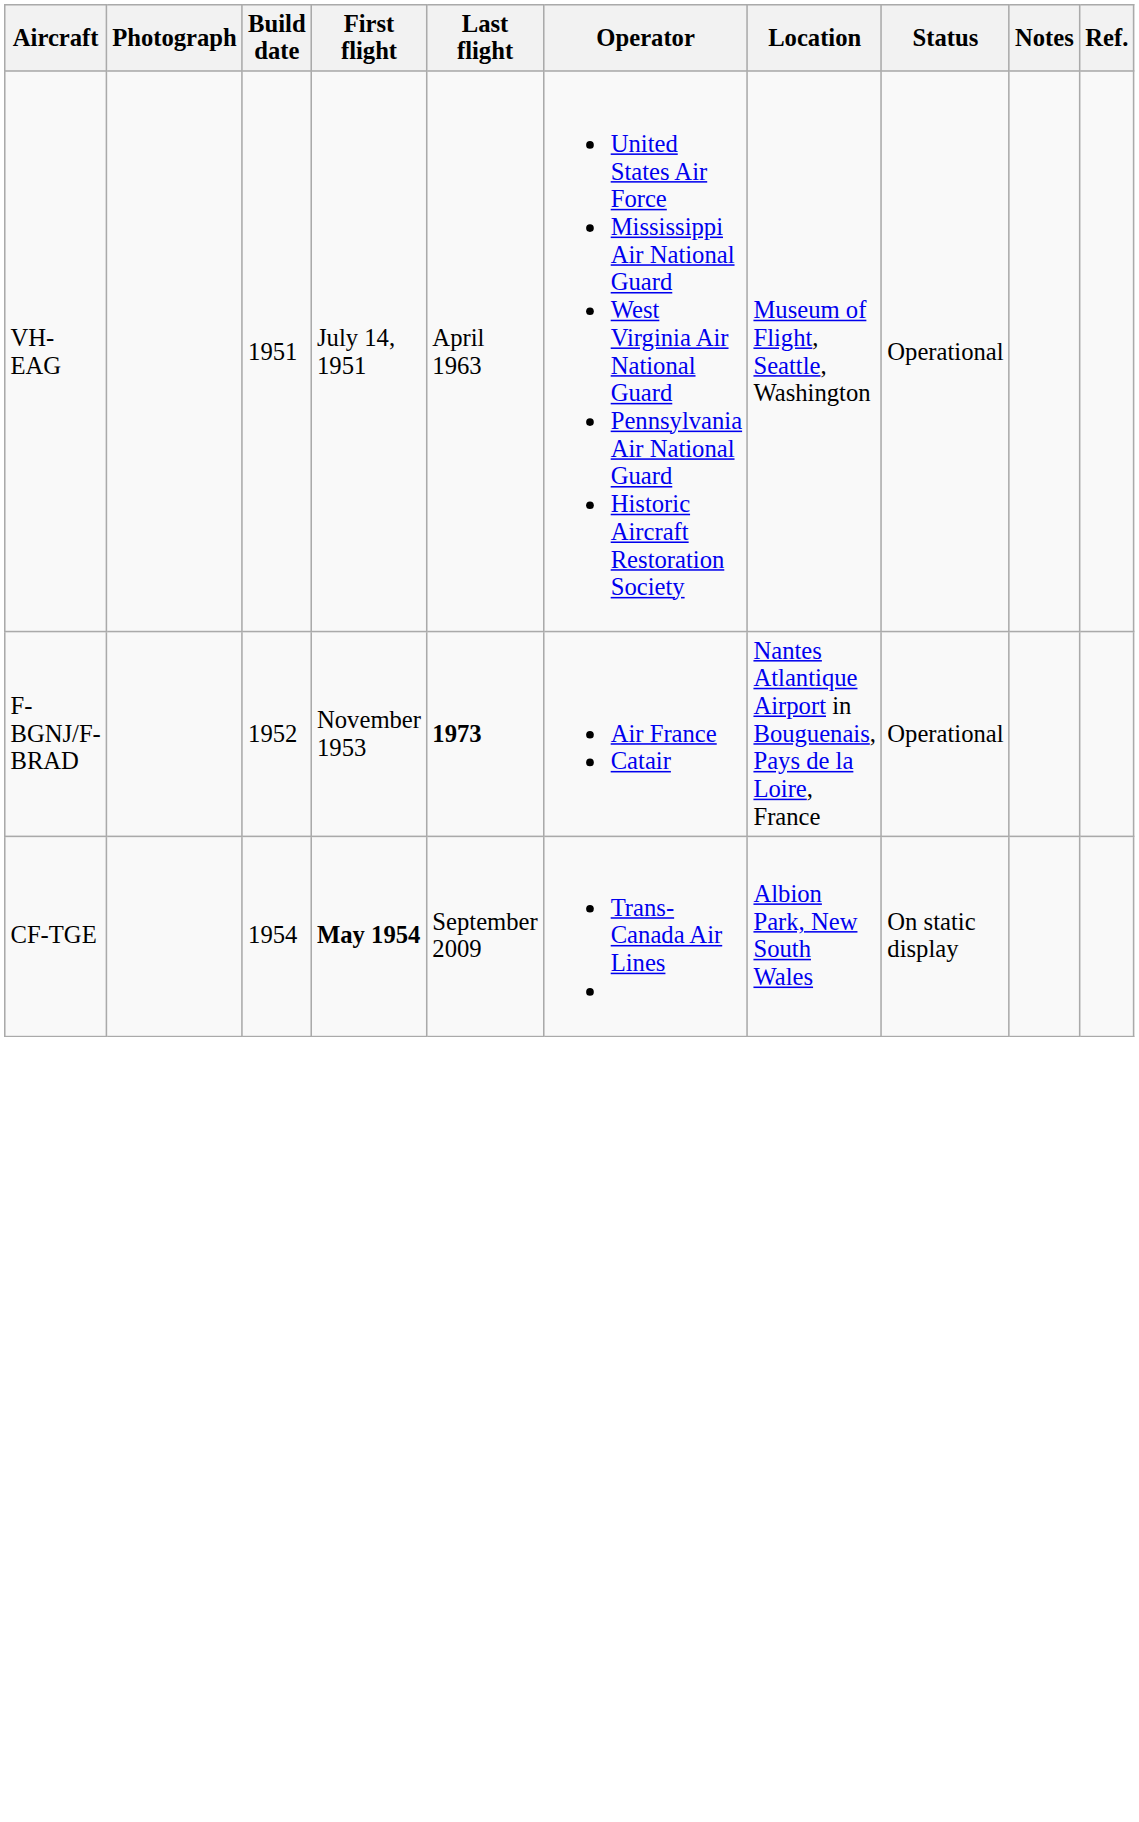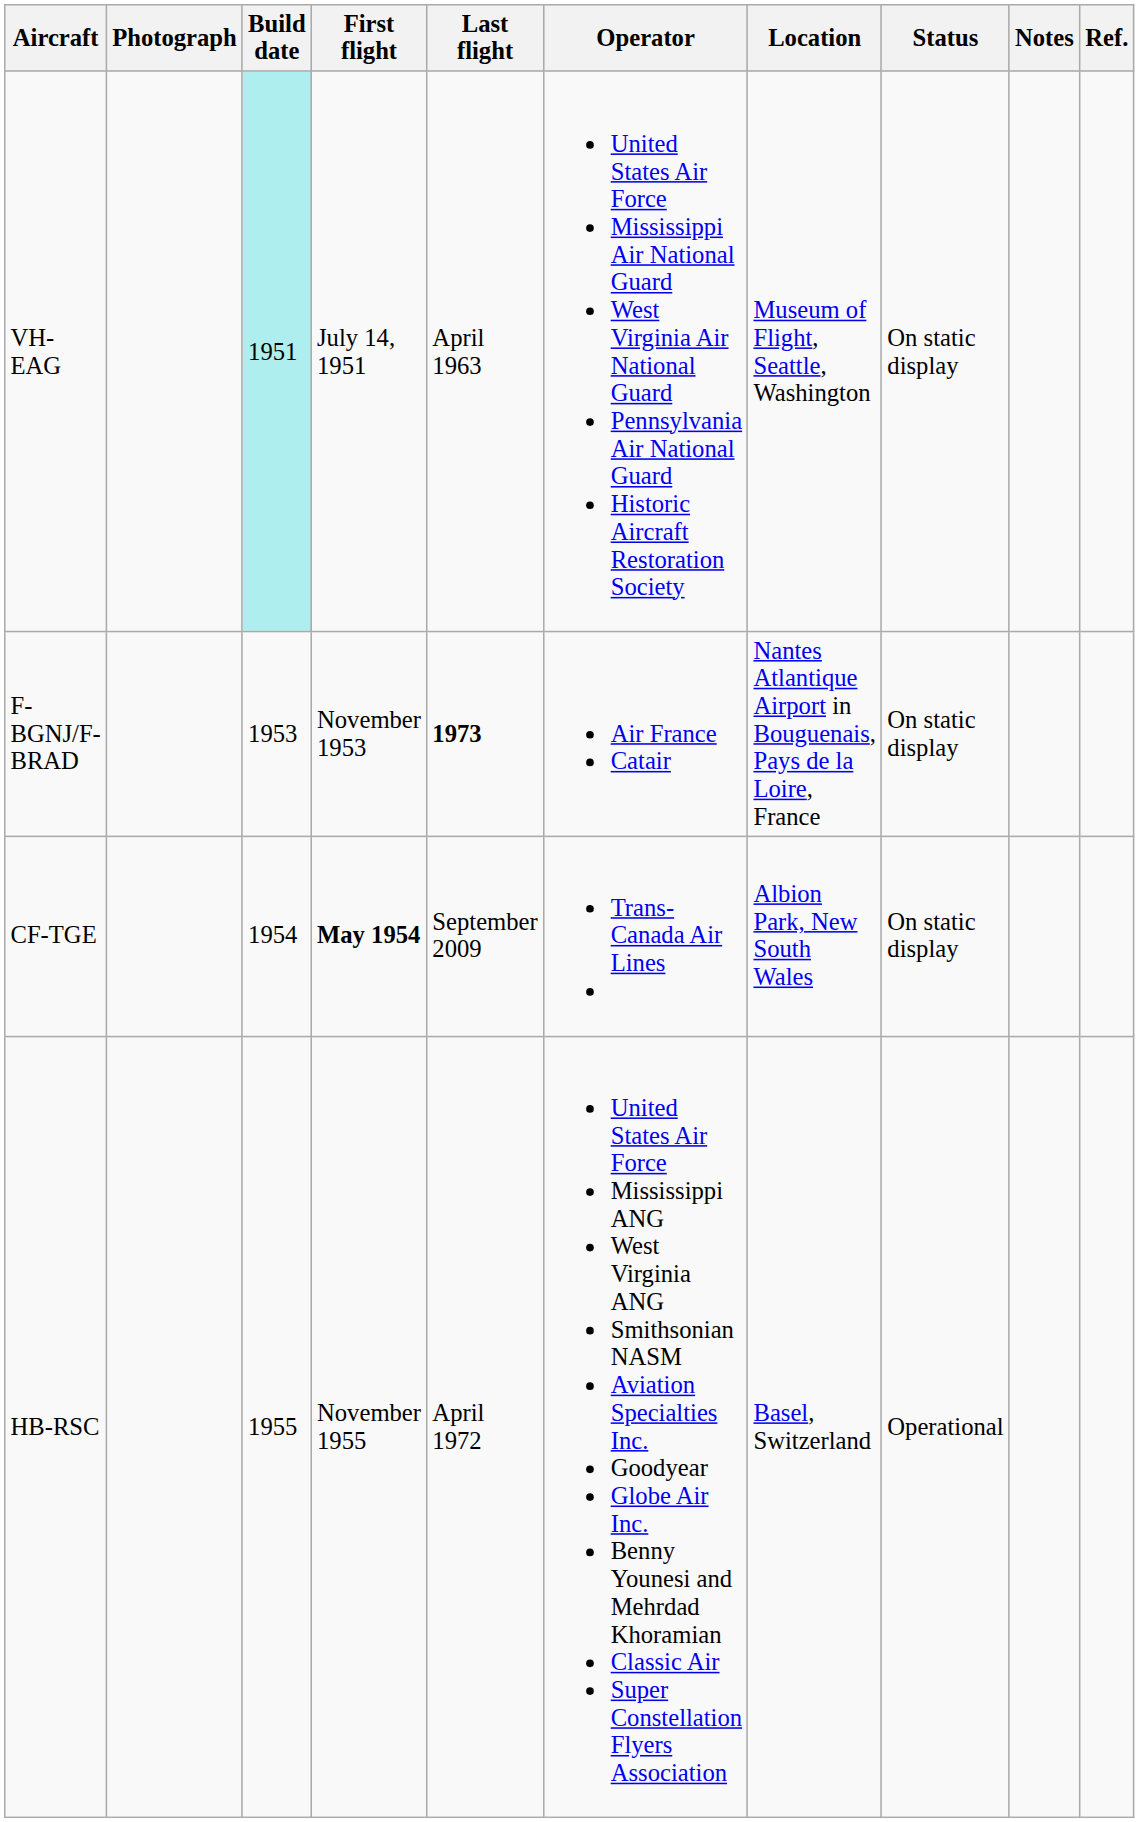(273, 351) no background -> (273, 351) paleturquoise background
(945, 351) Operational -> (931, 351) On static display
(273, 733) 1952 -> (273, 733) 1953
(945, 733) Operational -> (931, 733) On static display
+ row: (55, 1426)
